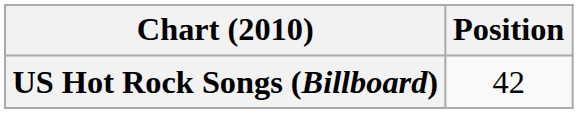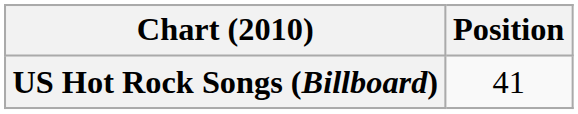(509, 81) 42 -> (509, 81) 41
